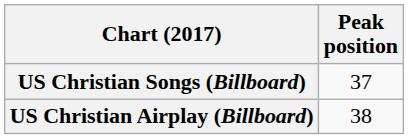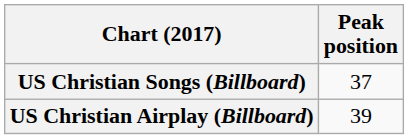(361, 116) 38 -> (361, 116) 39
